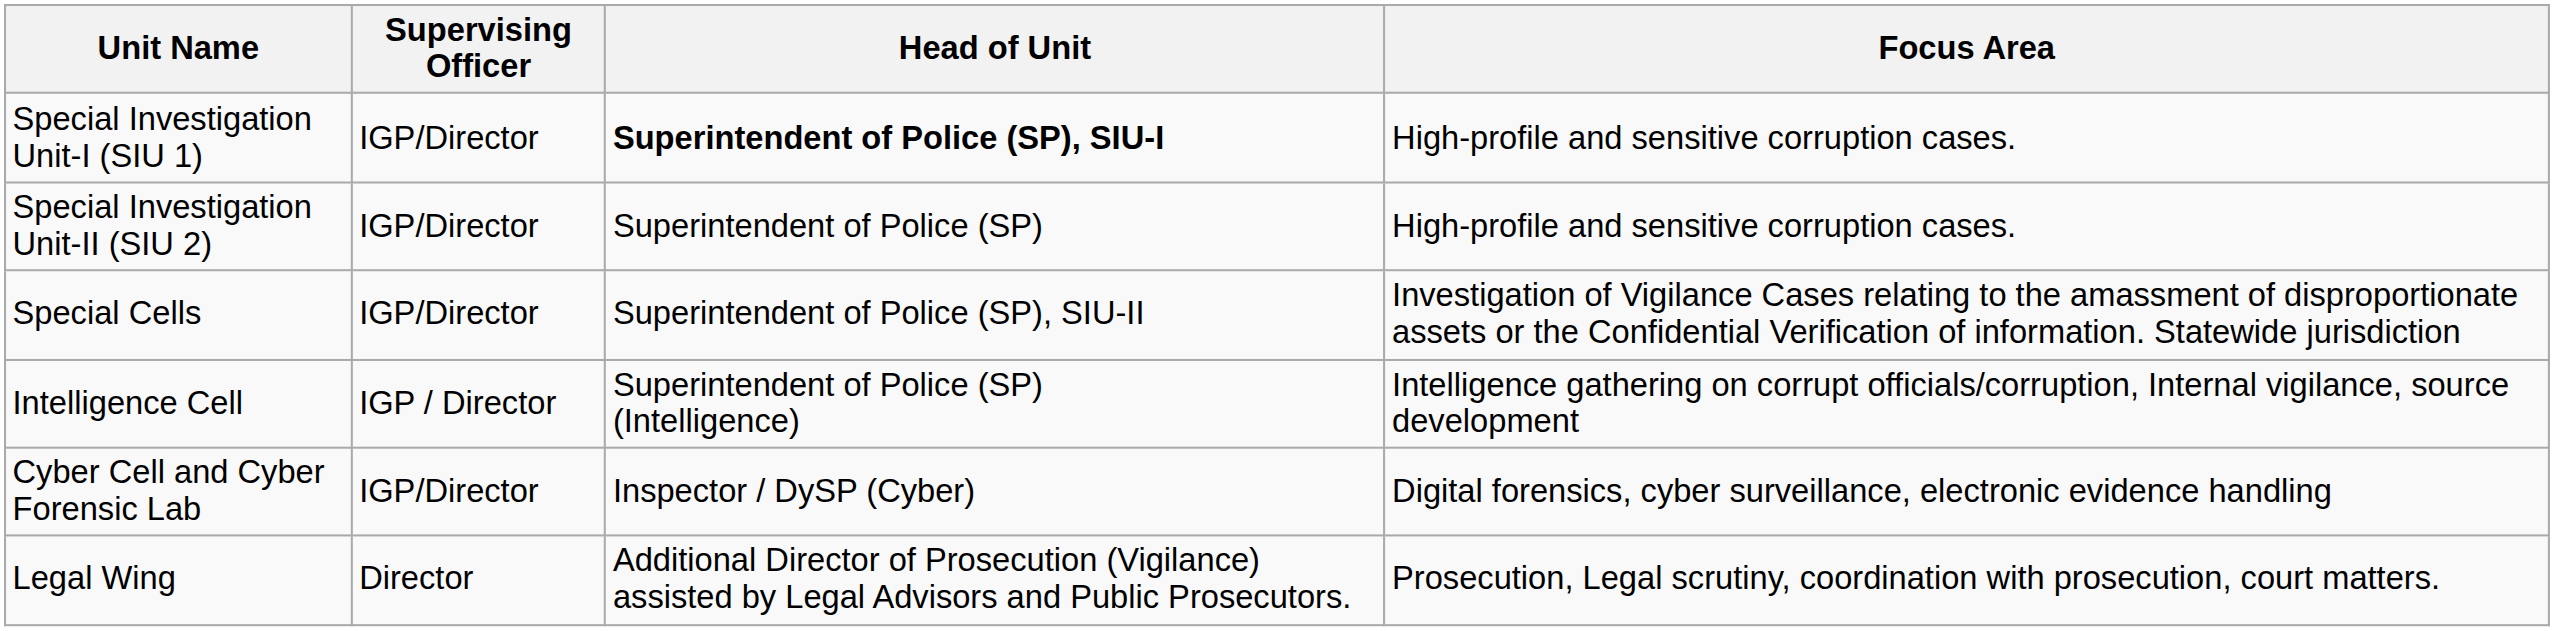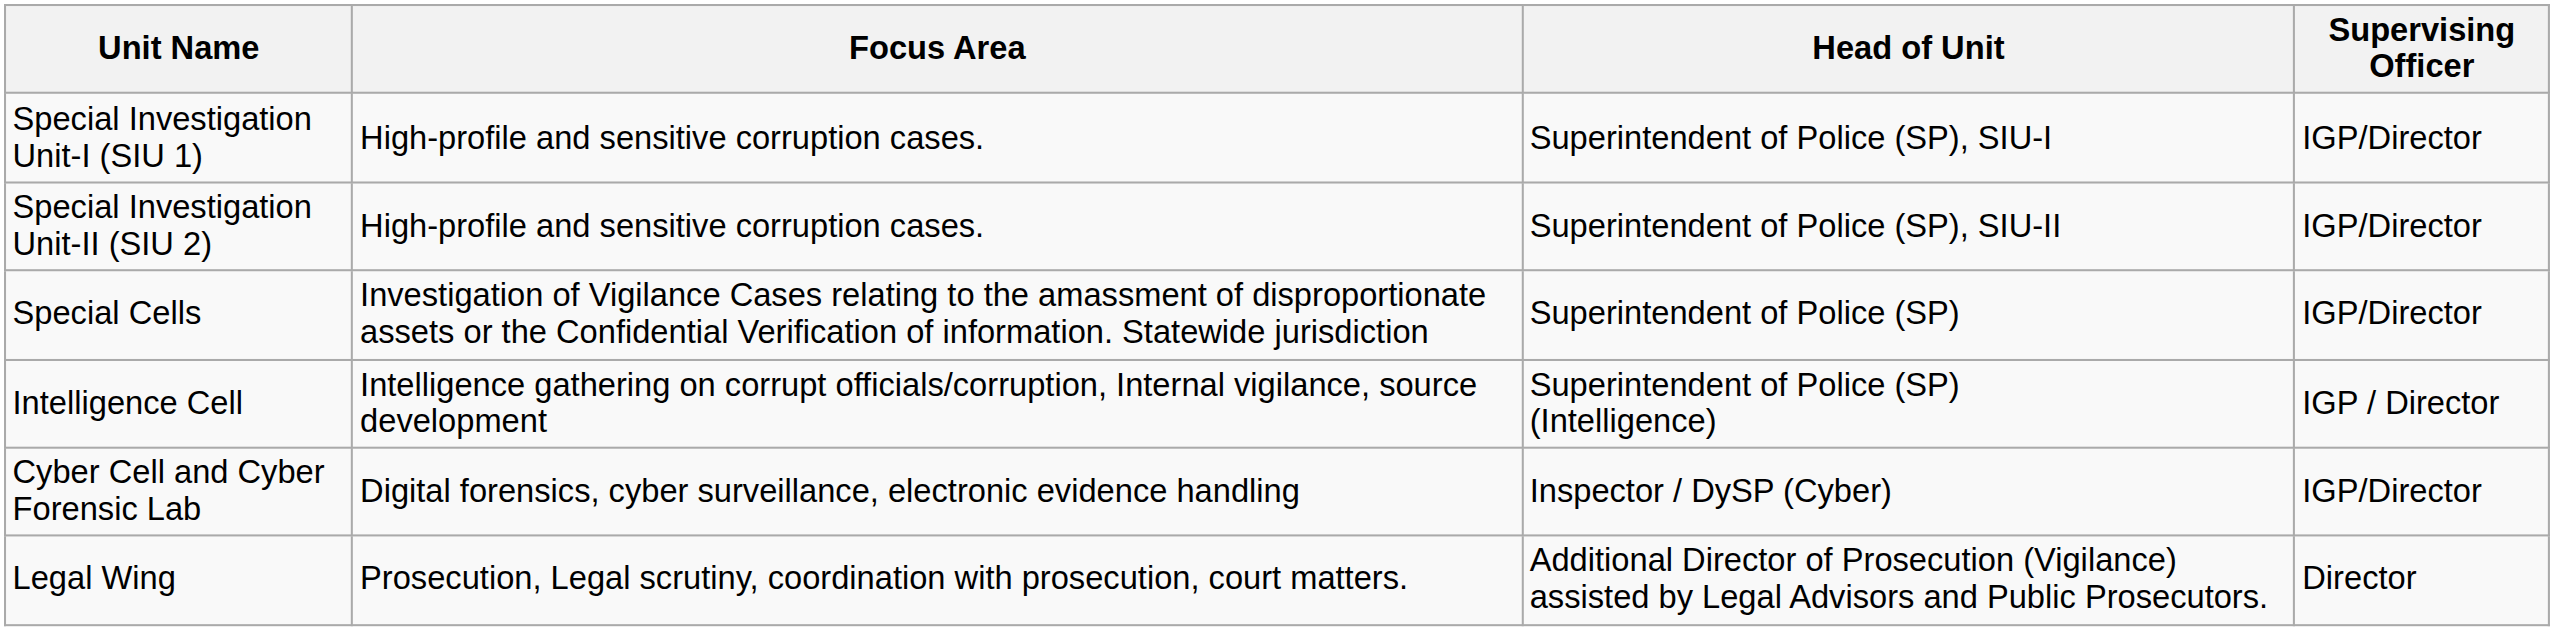columns swapped: (1967, 48) <-> (479, 48)
(889, 137) bold -> (1791, 137) normal
(828, 225) Superintendent of Police (SP) -> (1795, 225) Superintendent of Police (SP), SIU-II
(879, 314) Superintendent of Police (SP), SIU-II -> (1745, 314) Superintendent of Police (SP)
